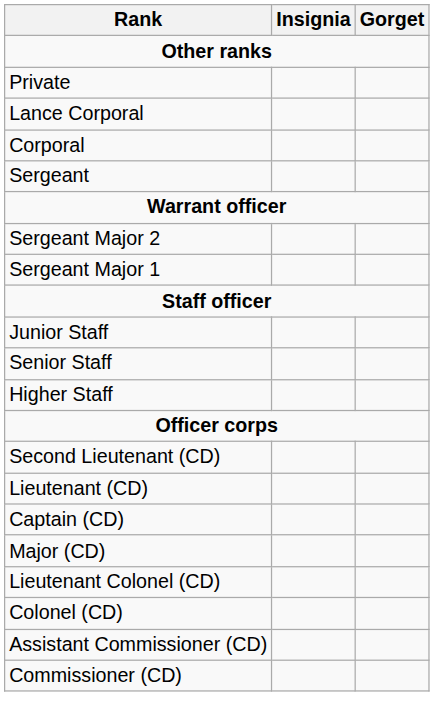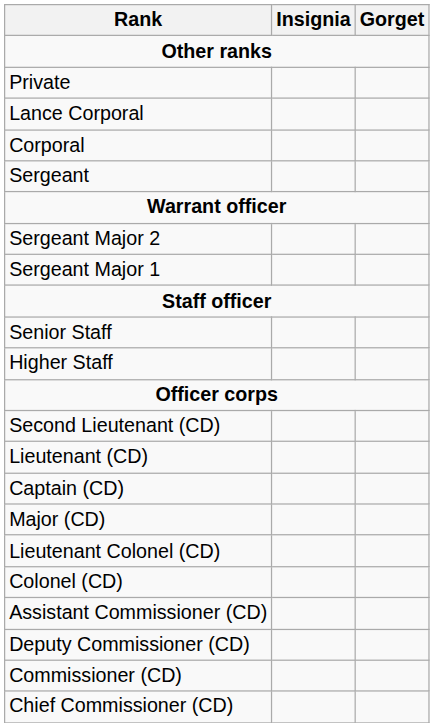- row: (59, 332)
+ row: (129, 644)
+ row: (121, 706)
